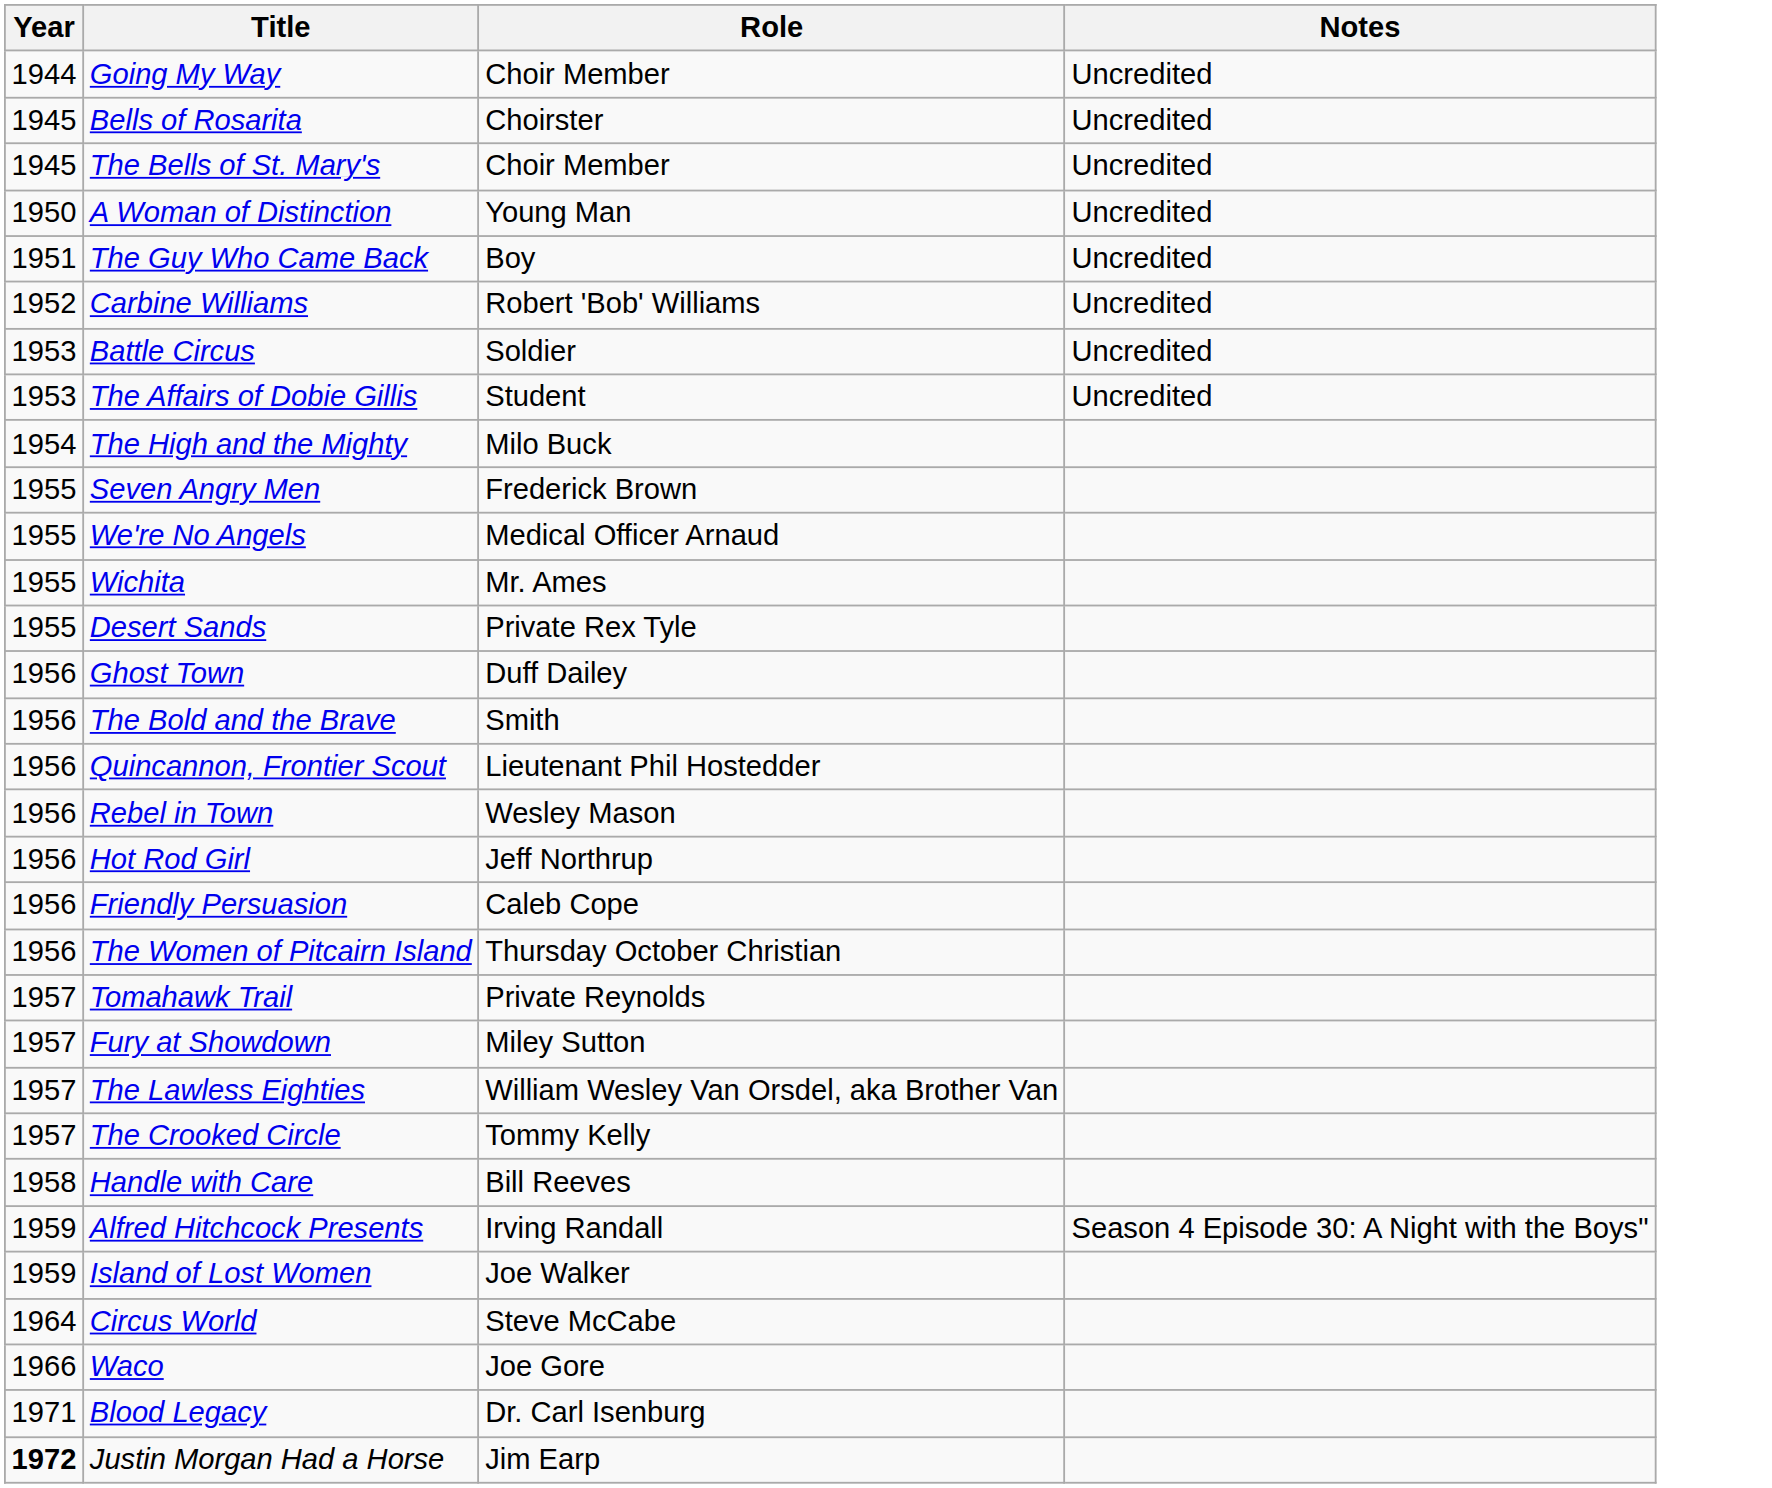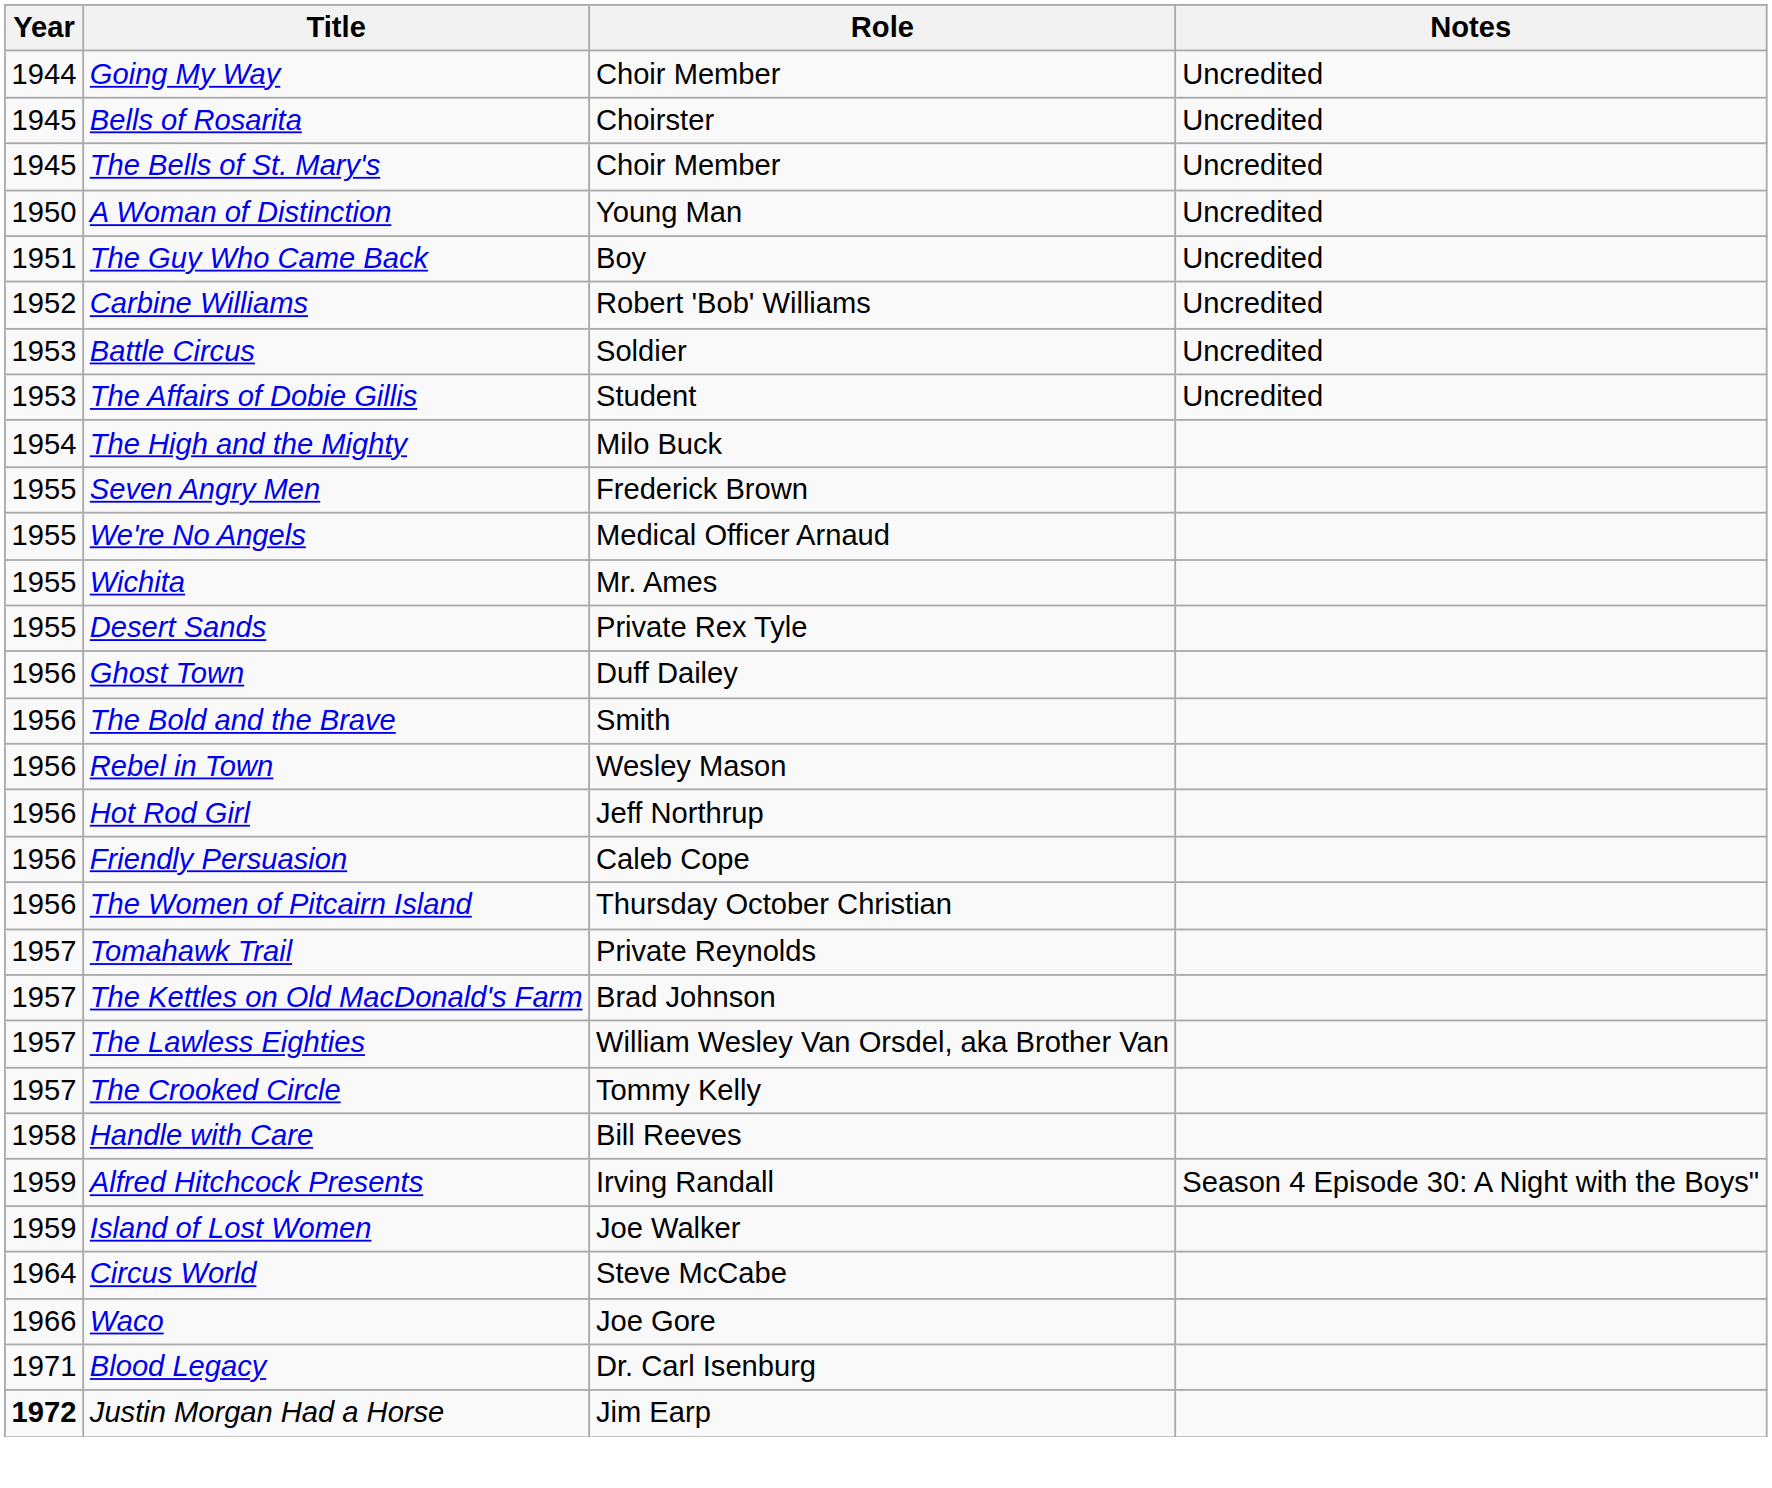- row: (268, 766)
- row: (210, 1043)
+ row: (336, 997)
